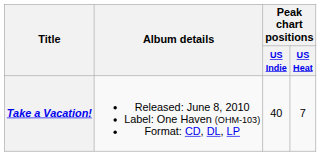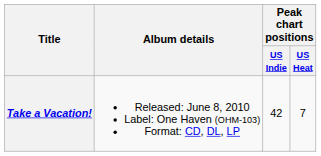(276, 113) 40 -> (276, 113) 42
